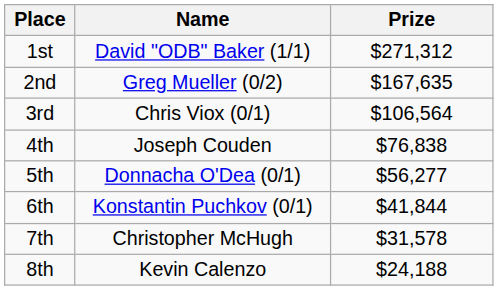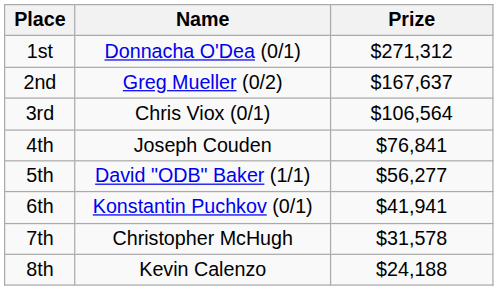(203, 51) David "ODB" Baker (1/1) -> (203, 51) Donnacha O'Dea (0/1)
(412, 82) $167,635 -> (412, 82) $167,637
(412, 144) $76,838 -> (412, 144) $76,841
(203, 176) Donnacha O'Dea (0/1) -> (203, 176) David "ODB" Baker (1/1)
(412, 207) $41,844 -> (412, 207) $41,941
